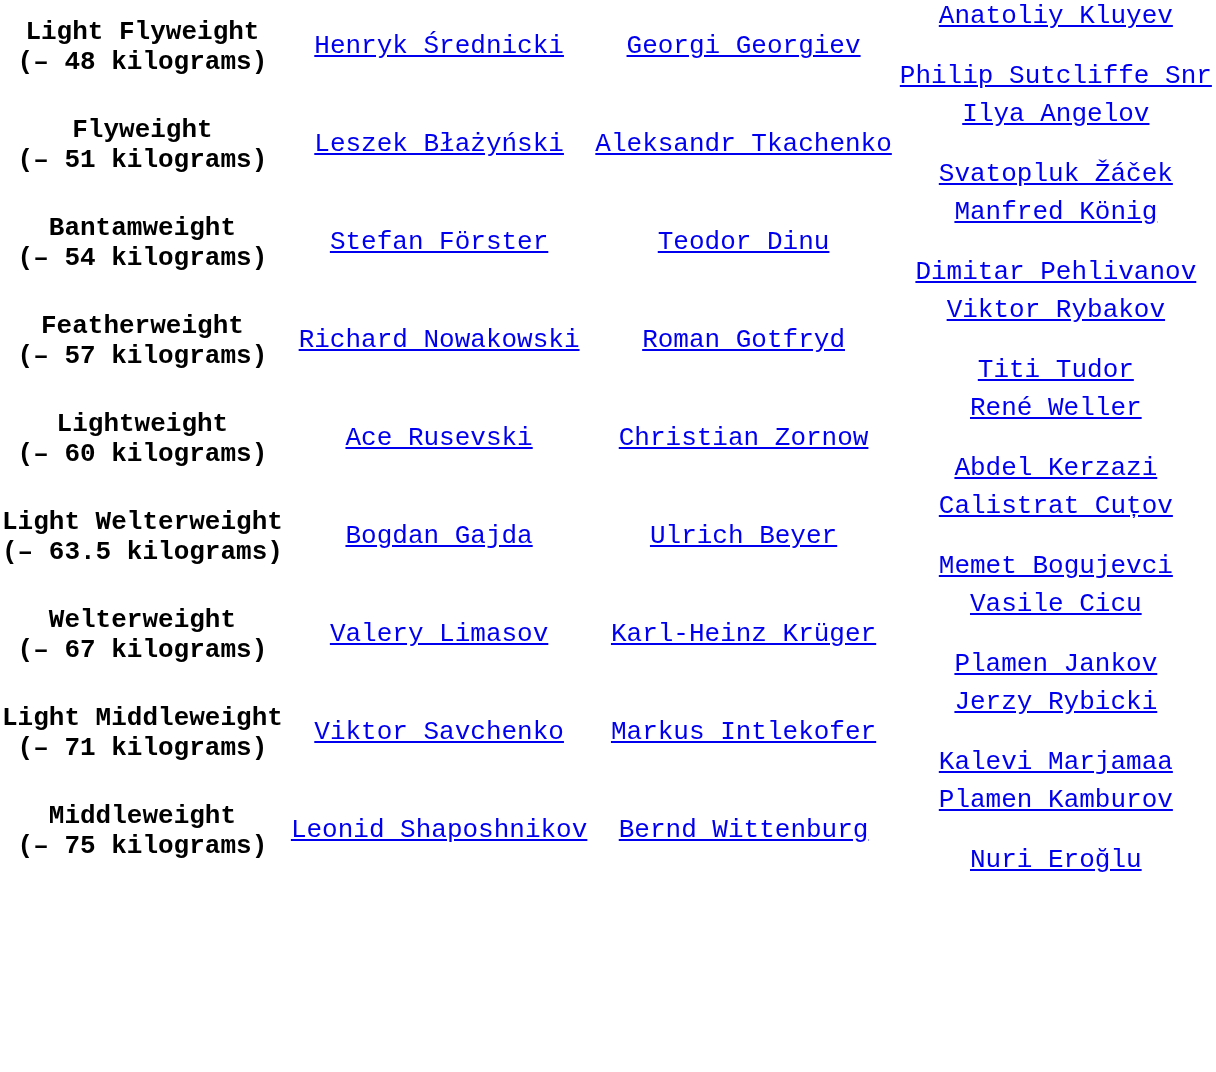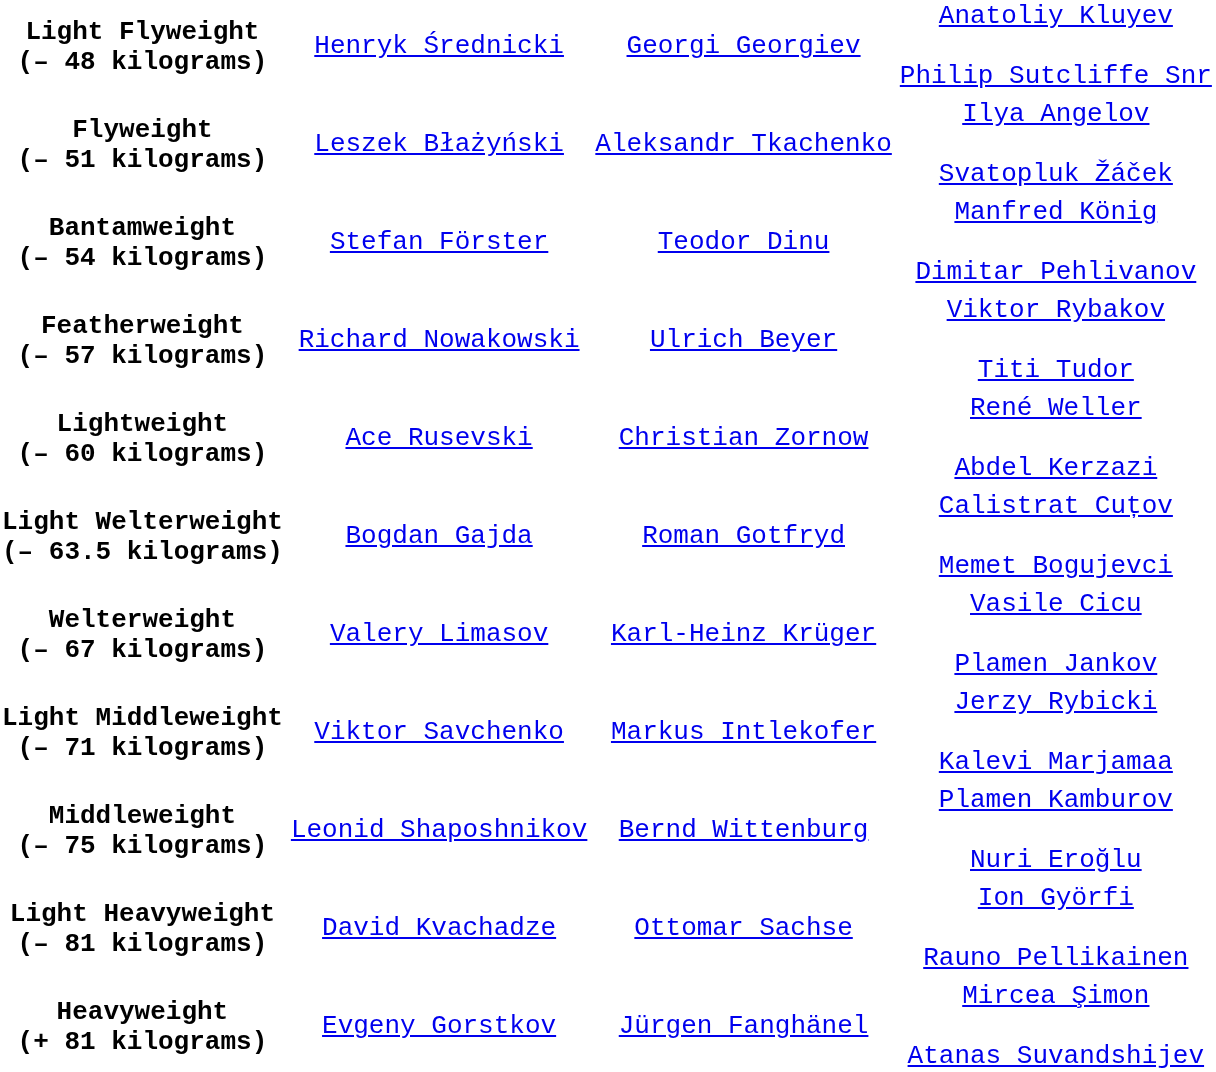(744, 340) Roman Gotfryd -> (744, 340) Ulrich Beyer
(744, 536) Ulrich Beyer -> (744, 536) Roman Gotfryd
+ row: (142, 928)
+ row: (142, 1026)
